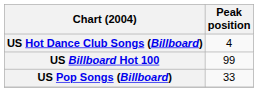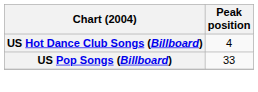- row: (105, 60)
